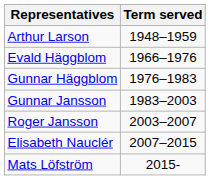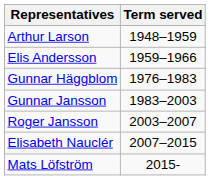+ row: (52, 57)
- row: (57, 57)
